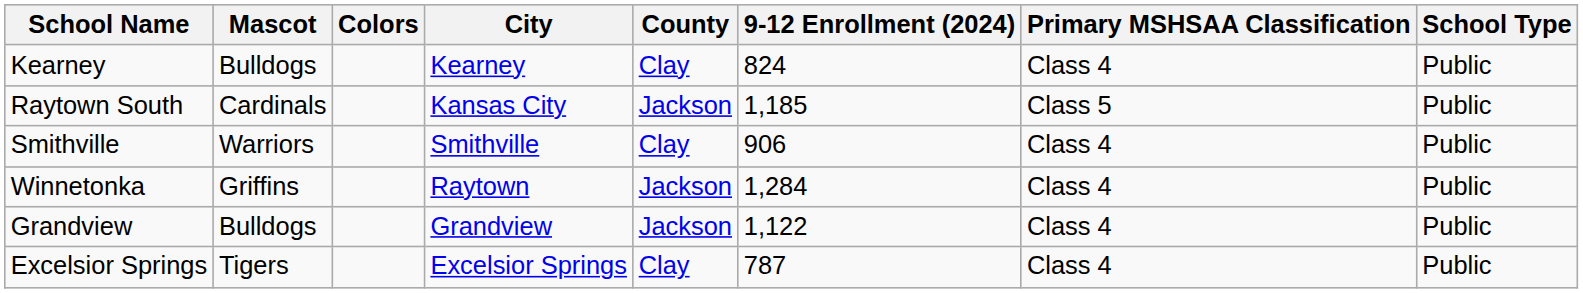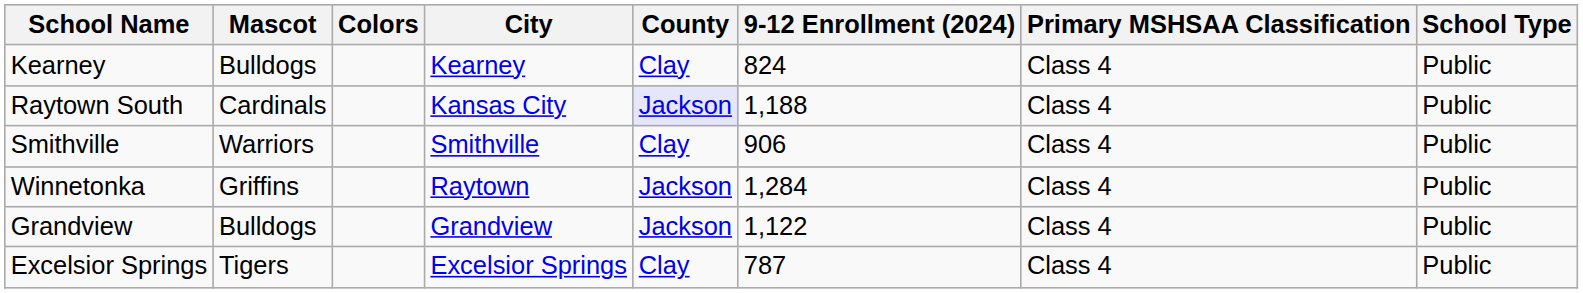(685, 105) no background -> (685, 105) lavender background
(776, 105) 1,185 -> (776, 105) 1,188
(1069, 105) Class 5 -> (1069, 105) Class 4
